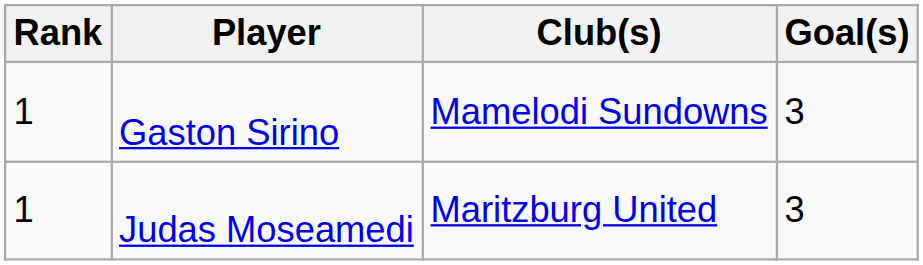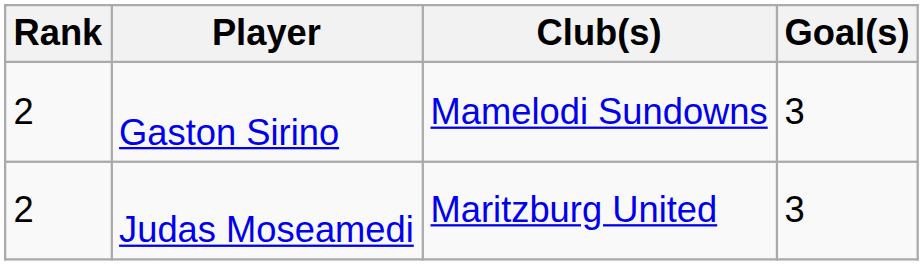(24, 111) 1 -> (24, 111) 2
(24, 209) 1 -> (24, 209) 2
